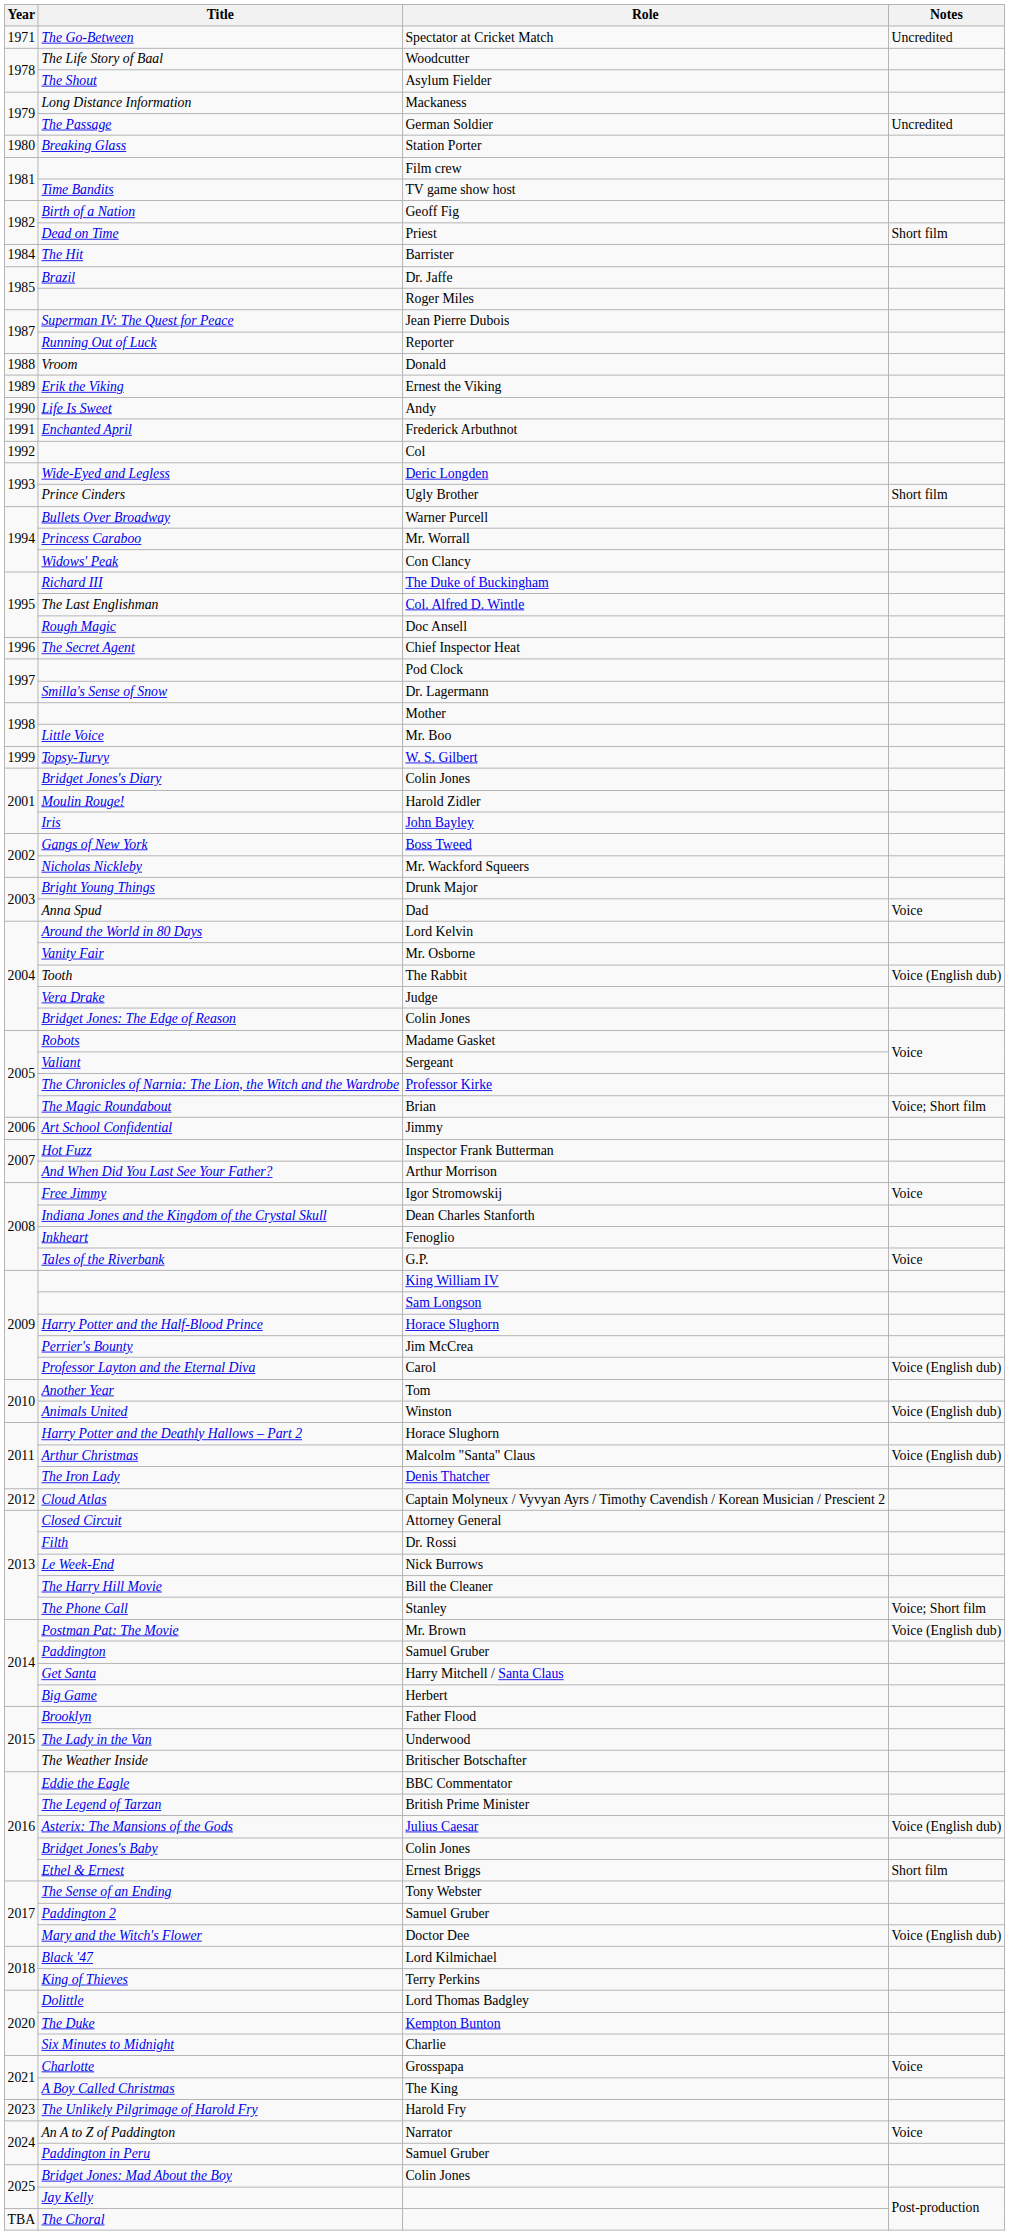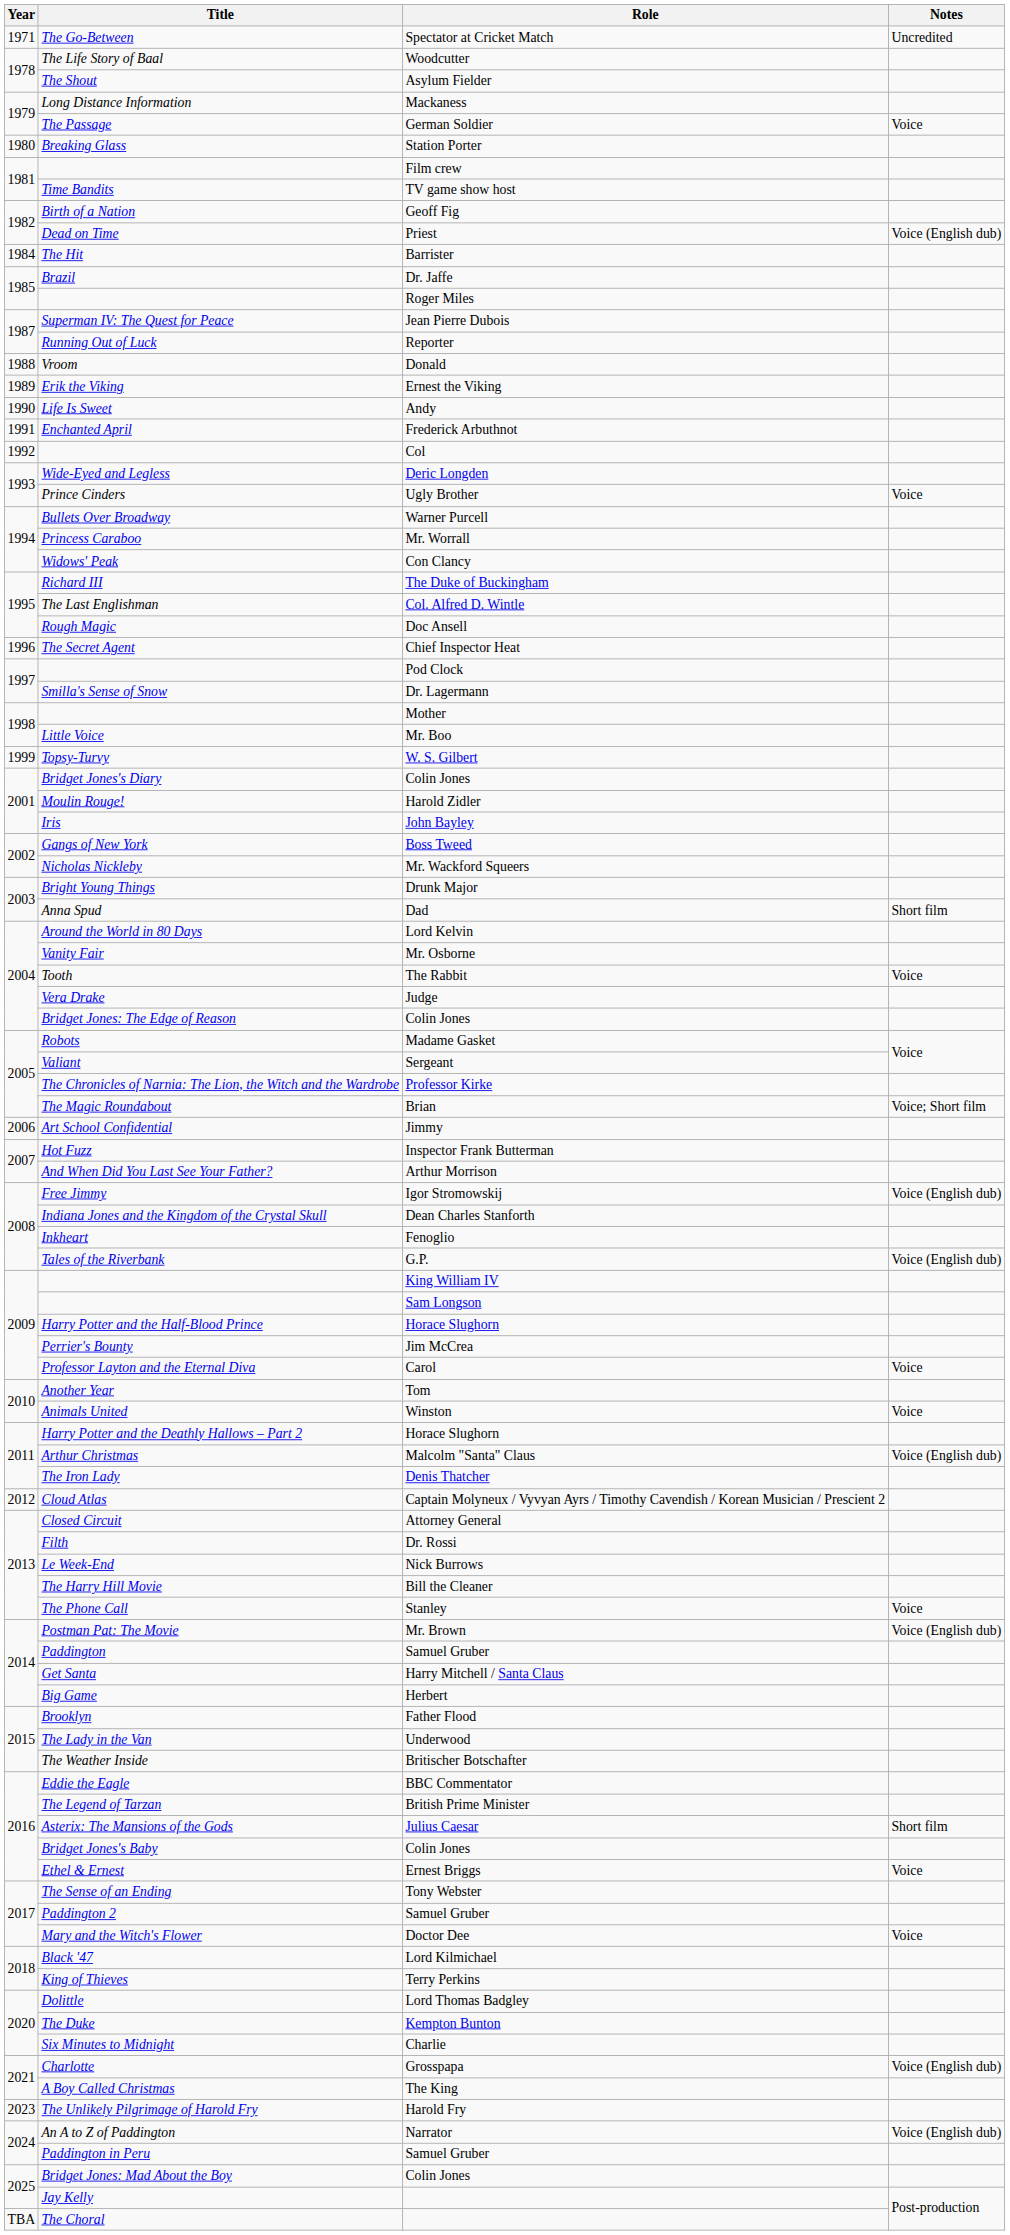(922, 124) Uncredited -> (907, 124) Voice
(920, 233) Short film -> (946, 233) Voice (English dub)
(920, 495) Short film -> (907, 495) Voice
(907, 910) Voice -> (920, 910) Short film
(946, 975) Voice (English dub) -> (907, 975) Voice
(907, 1193) Voice -> (946, 1193) Voice (English dub)
(907, 1259) Voice -> (946, 1259) Voice (English dub)
(946, 1368) Voice (English dub) -> (907, 1368) Voice
(946, 1412) Voice (English dub) -> (907, 1412) Voice
(939, 1608) Voice; Short film -> (907, 1608) Voice
(946, 1826) Voice (English dub) -> (920, 1826) Short film
(920, 1870) Short film -> (907, 1870) Voice
(946, 1935) Voice (English dub) -> (907, 1935) Voice
(907, 2066) Voice -> (946, 2066) Voice (English dub)
(907, 2132) Voice -> (946, 2132) Voice (English dub)
